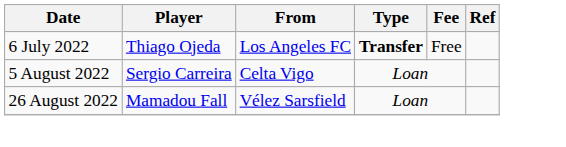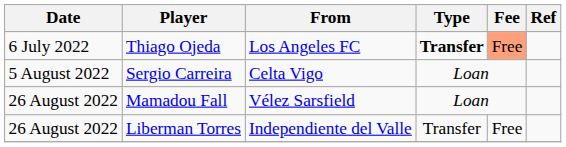(446, 45) no background -> (507, 45) lightsalmon background
+ row: (183, 127)
